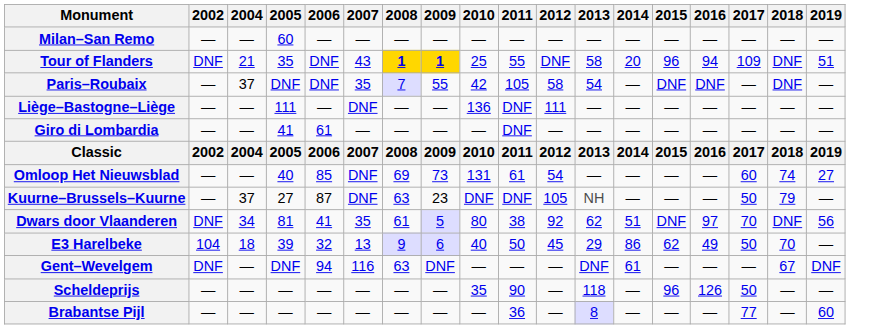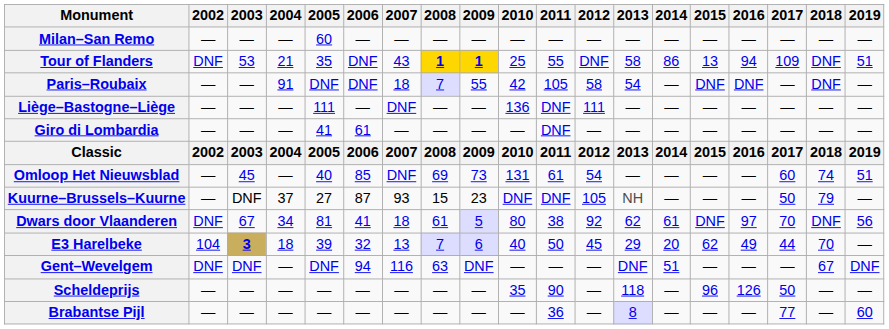+ column: (247, 15)
(633, 61) 20 -> (671, 61) 86
(671, 61) 96 -> (710, 61) 13
(247, 84) 37 -> (285, 84) 91
(363, 84) 35 -> (401, 84) 18
(826, 175) 27 -> (865, 175) 51
(363, 198) DNF -> (401, 198) 93
(401, 198) 63 -> (440, 198) 15
(363, 221) 35 -> (401, 221) 18
(633, 221) 51 -> (671, 221) 61
(401, 244) 9 -> (440, 244) 7
(633, 244) 86 -> (671, 244) 20
(749, 244) 50 -> (787, 244) 44
(633, 267) 61 -> (671, 267) 51
